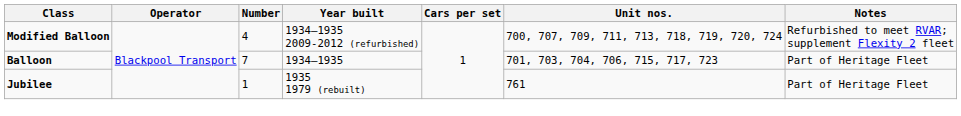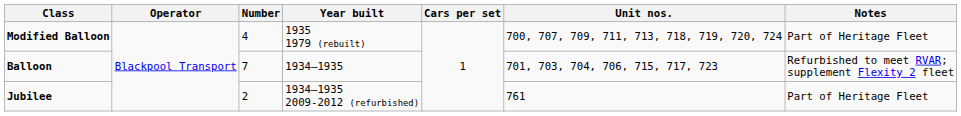(352, 37) 1934–1935 2009-2012 (refurbished) -> (325, 37) 1935 1979 (rebuilt)
(871, 37) Refurbished to meet RVAR; supplement Flexity 2 fleet -> (858, 37) Part of Heritage Fleet
(858, 60) Part of Heritage Fleet -> (871, 66) Refurbished to meet RVAR; supplement Flexity 2 fleet
(245, 84) 1 -> (245, 96) 2
(325, 84) 1935 1979 (rebuilt) -> (352, 96) 1934–1935 2009-2012 (refurbished)
